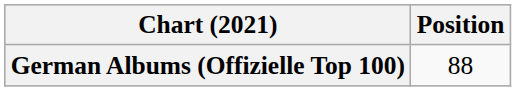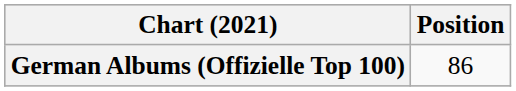(461, 65) 88 -> (461, 65) 86
